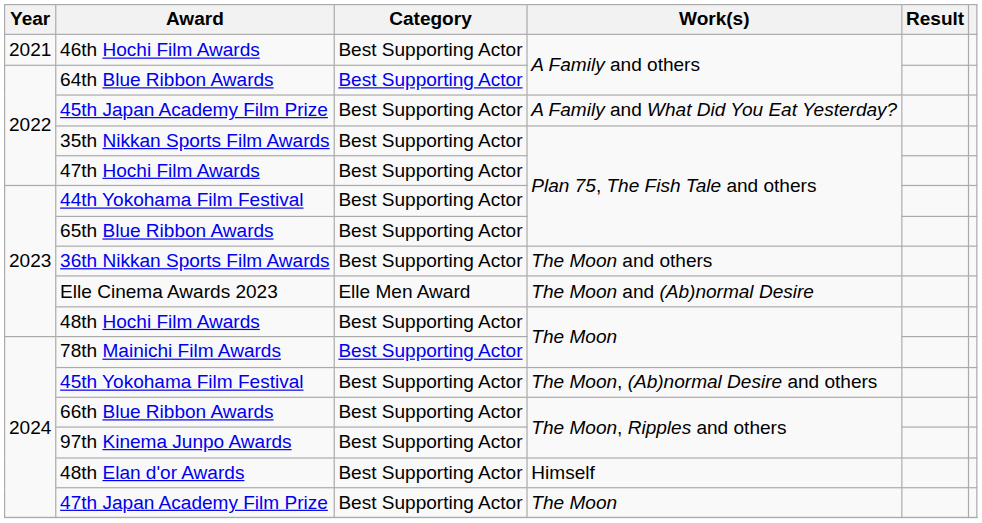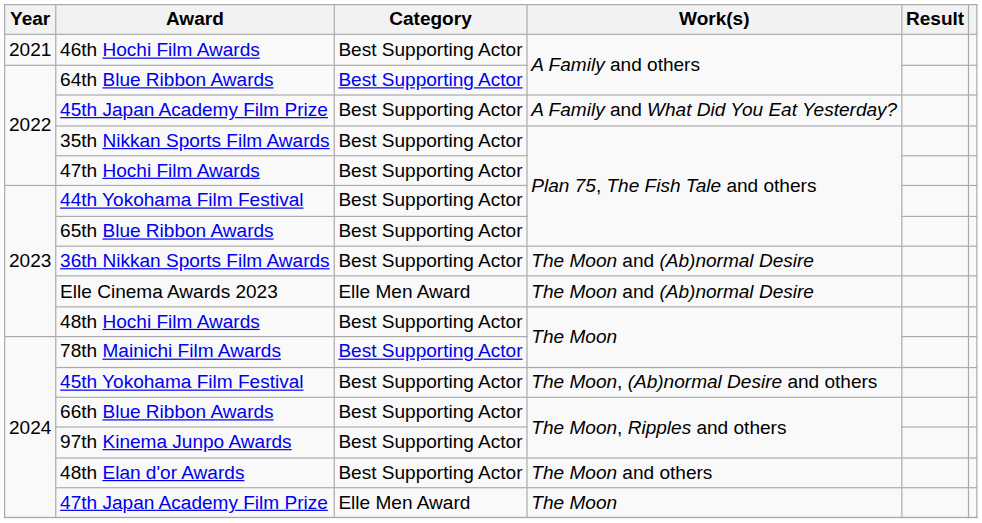(622, 261) The Moon and others -> (673, 261) The Moon and (Ab)normal Desire
(563, 472) Himself -> (622, 472) The Moon and others
(430, 502) Best Supporting Actor -> (404, 502) Elle Men Award
